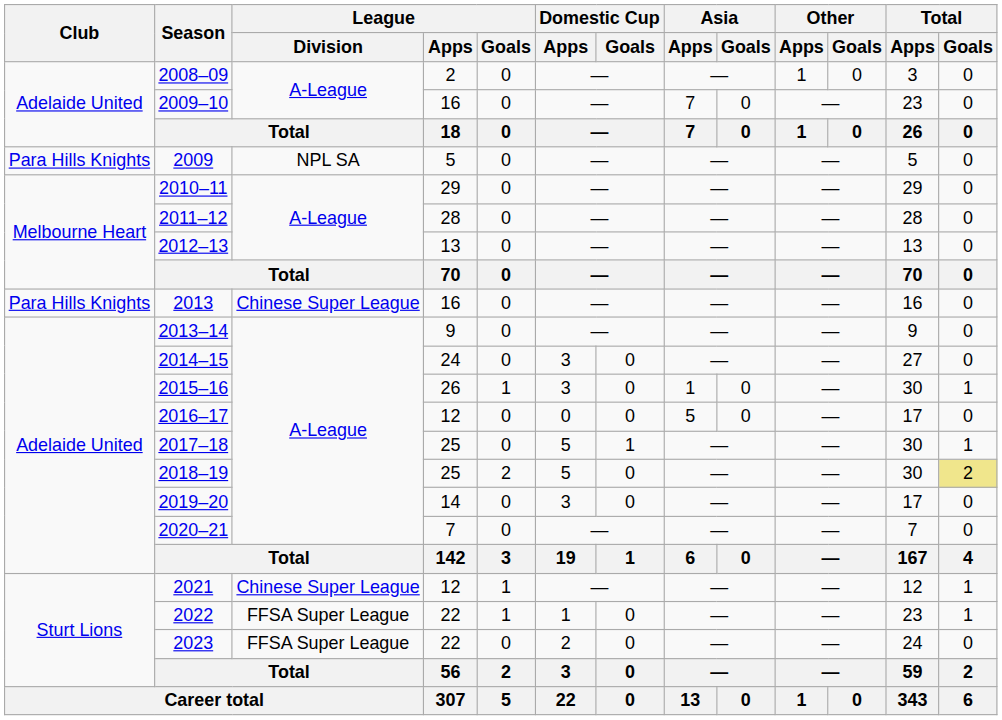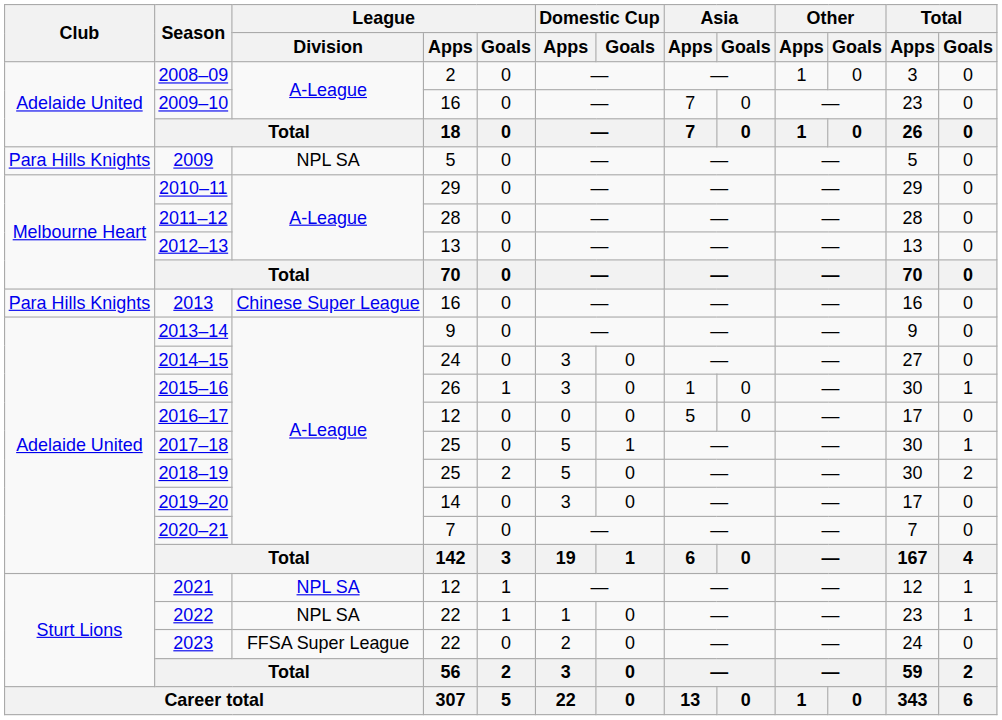(968, 473) khaki background -> (968, 473) no background
(328, 587) Chinese Super League -> (328, 587) NPL SA
(328, 615) FFSA Super League -> (328, 615) NPL SA
